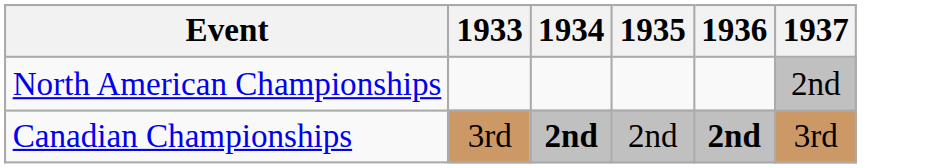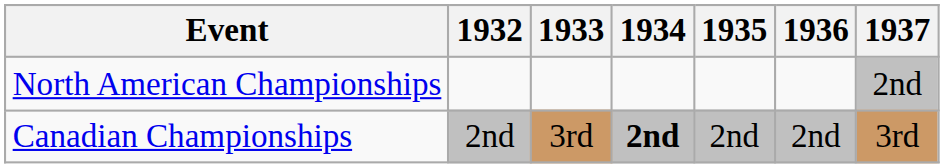+ column: (490, 30)
(734, 135) bold -> (816, 135) normal
